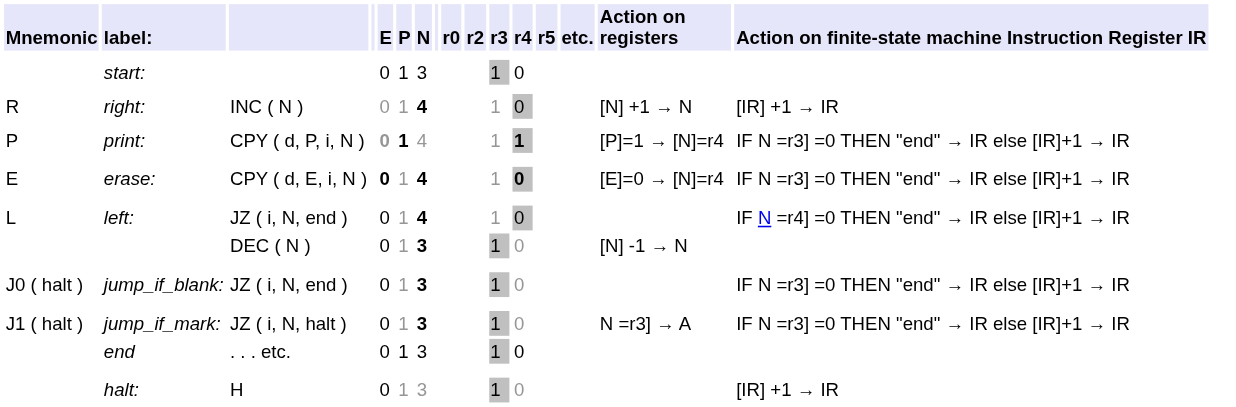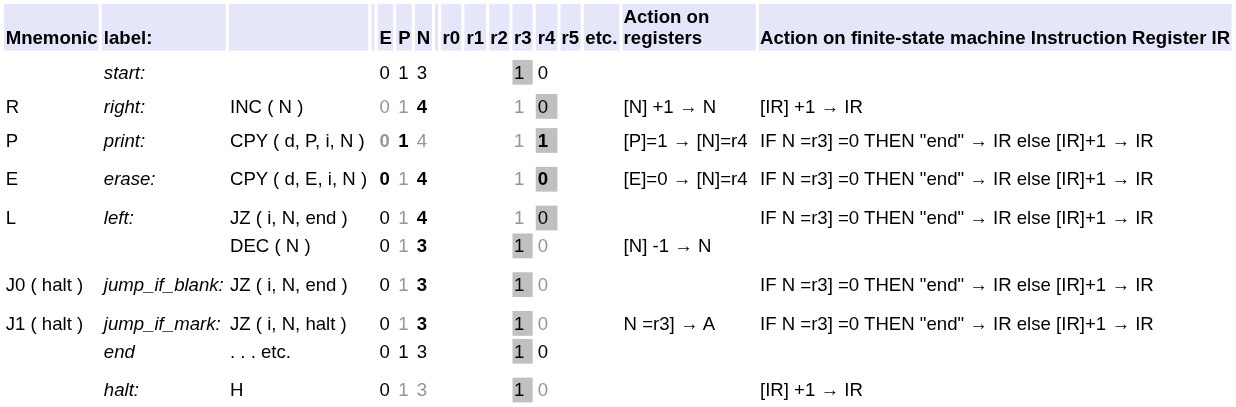+ column: (475, 38)
(933, 218) IF N =r4] =0 THEN "end" → IR else [IR]+1 → IR -> (957, 218) IF N =r3] =0 THEN "end" → IR else [IR]+1 → IR
